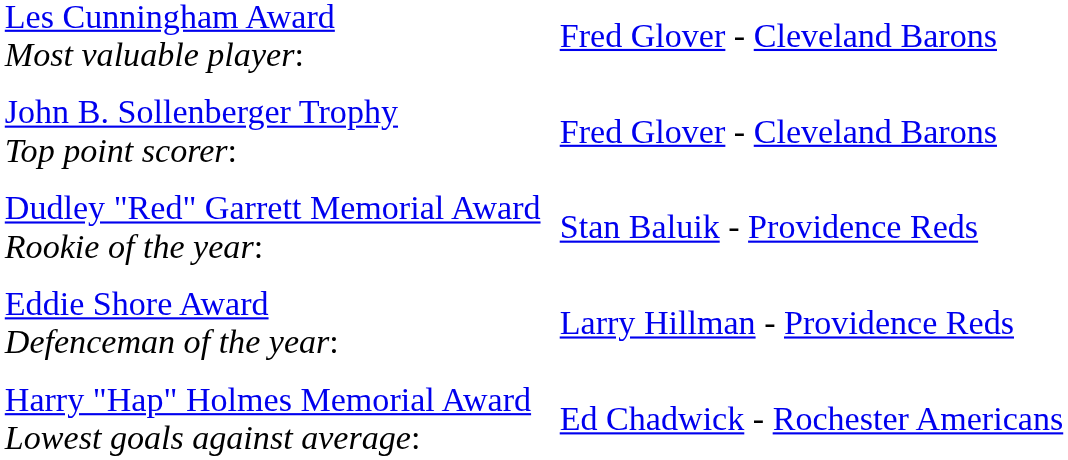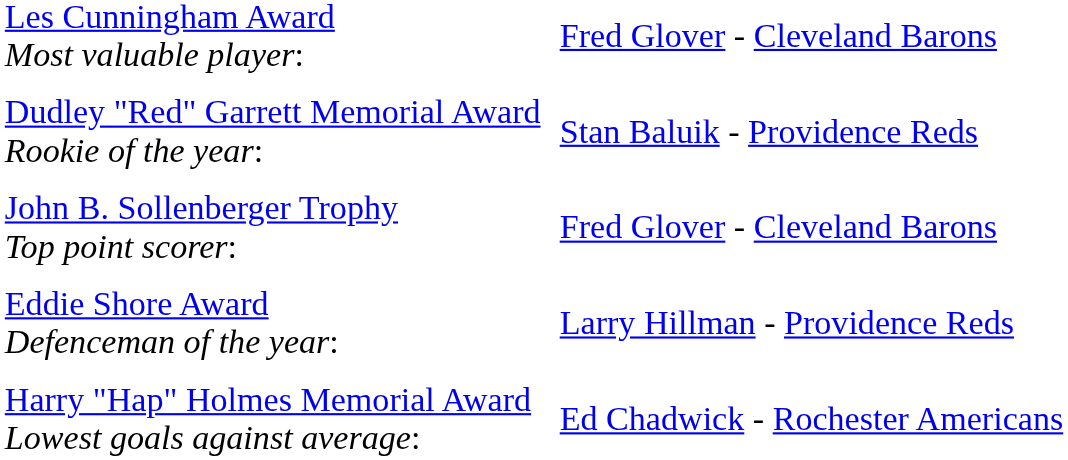rows swapped: (201, 131) <-> (273, 227)
